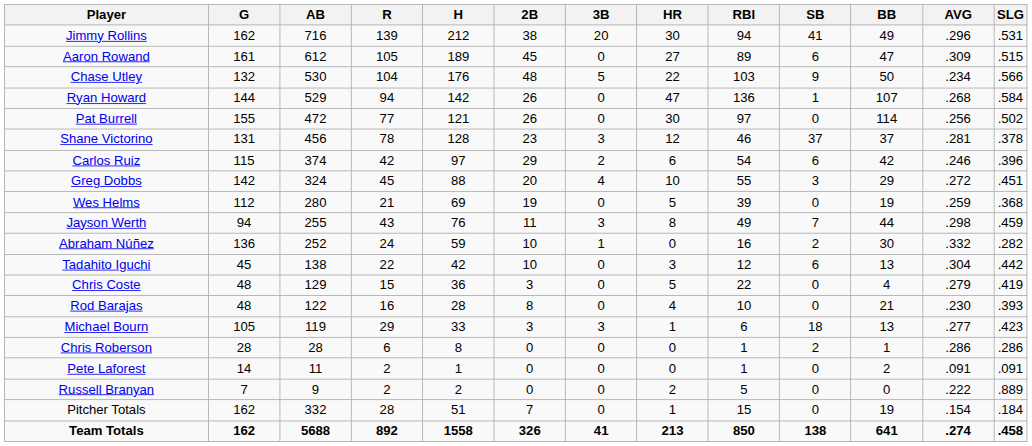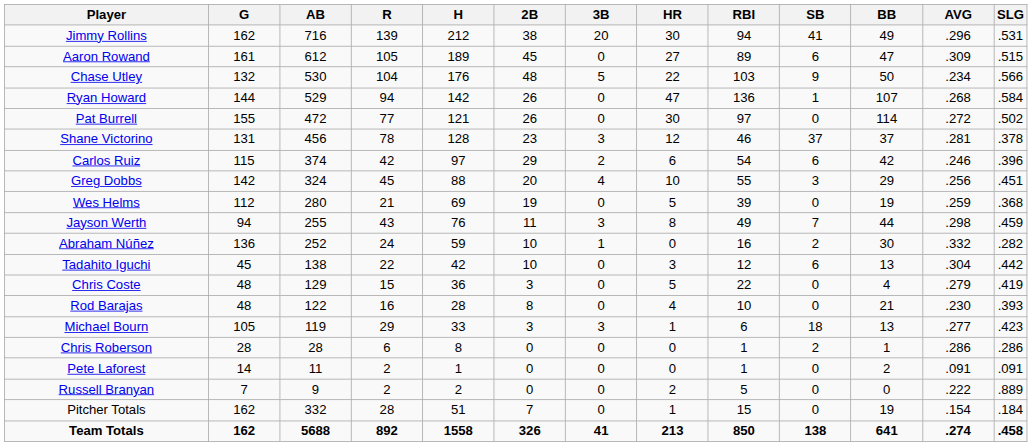(958, 118) .256 -> (958, 118) .272
(958, 181) .272 -> (958, 181) .256
